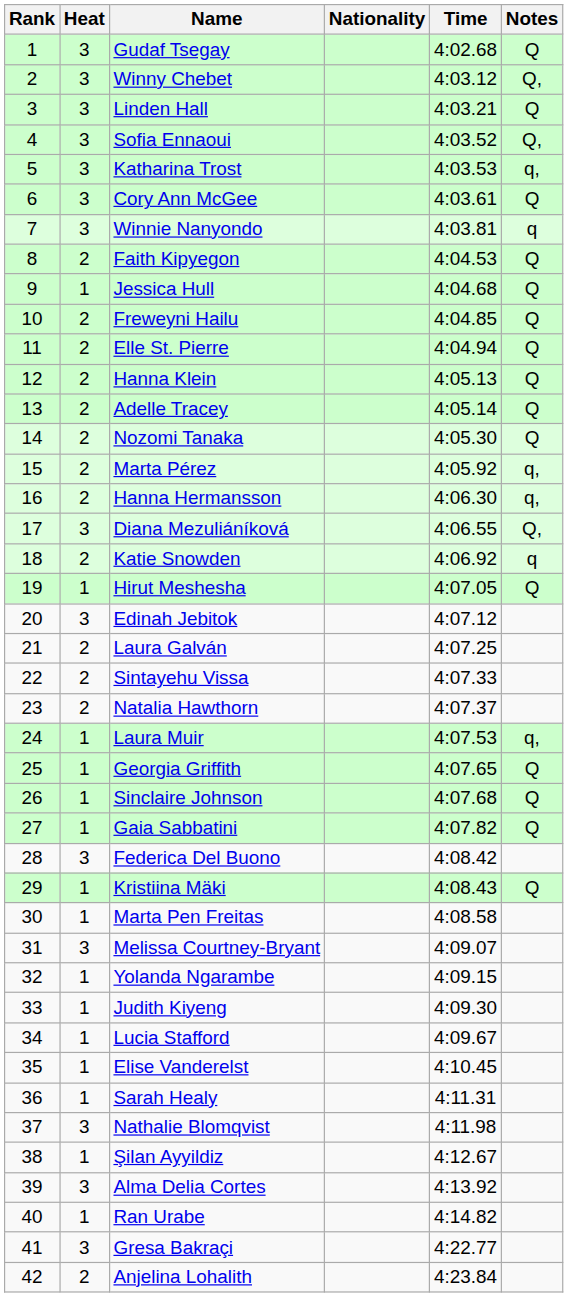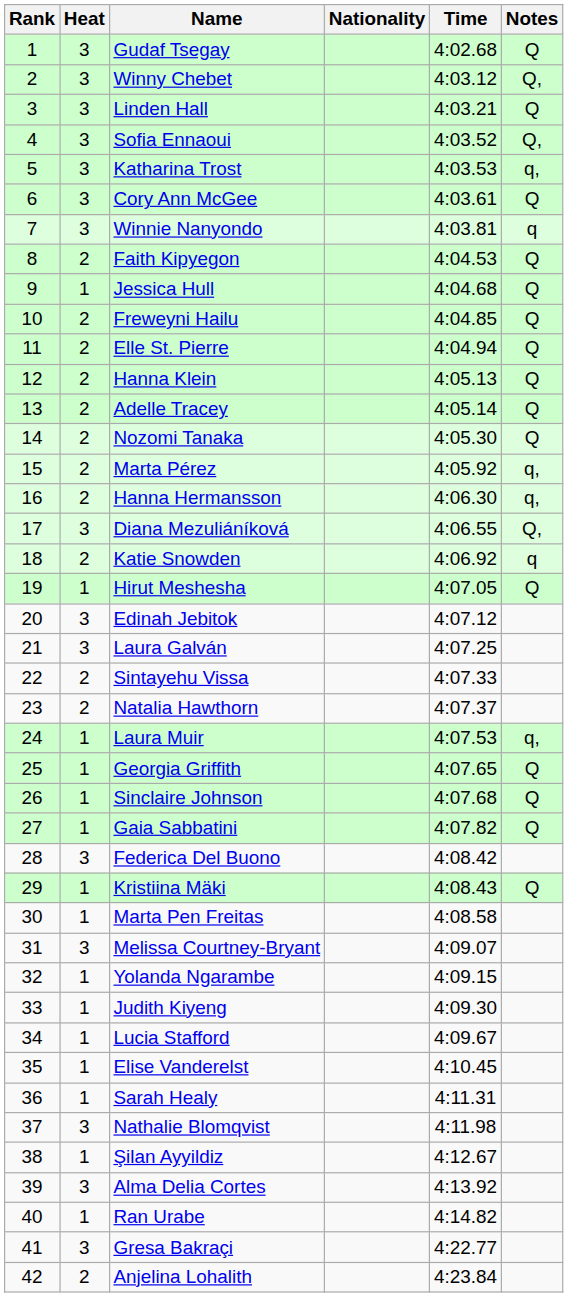(84, 648) 2 -> (84, 648) 3
